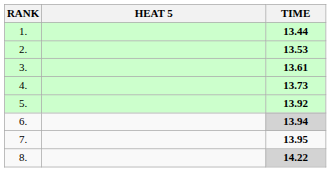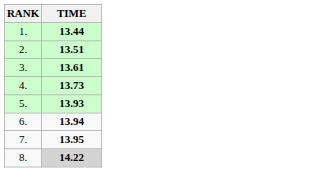- column: (154, 13)
(296, 50) 13.53 -> (72, 50) 13.51
(296, 104) 13.92 -> (72, 104) 13.93
(296, 122) lightgrey background -> (72, 122) no background
